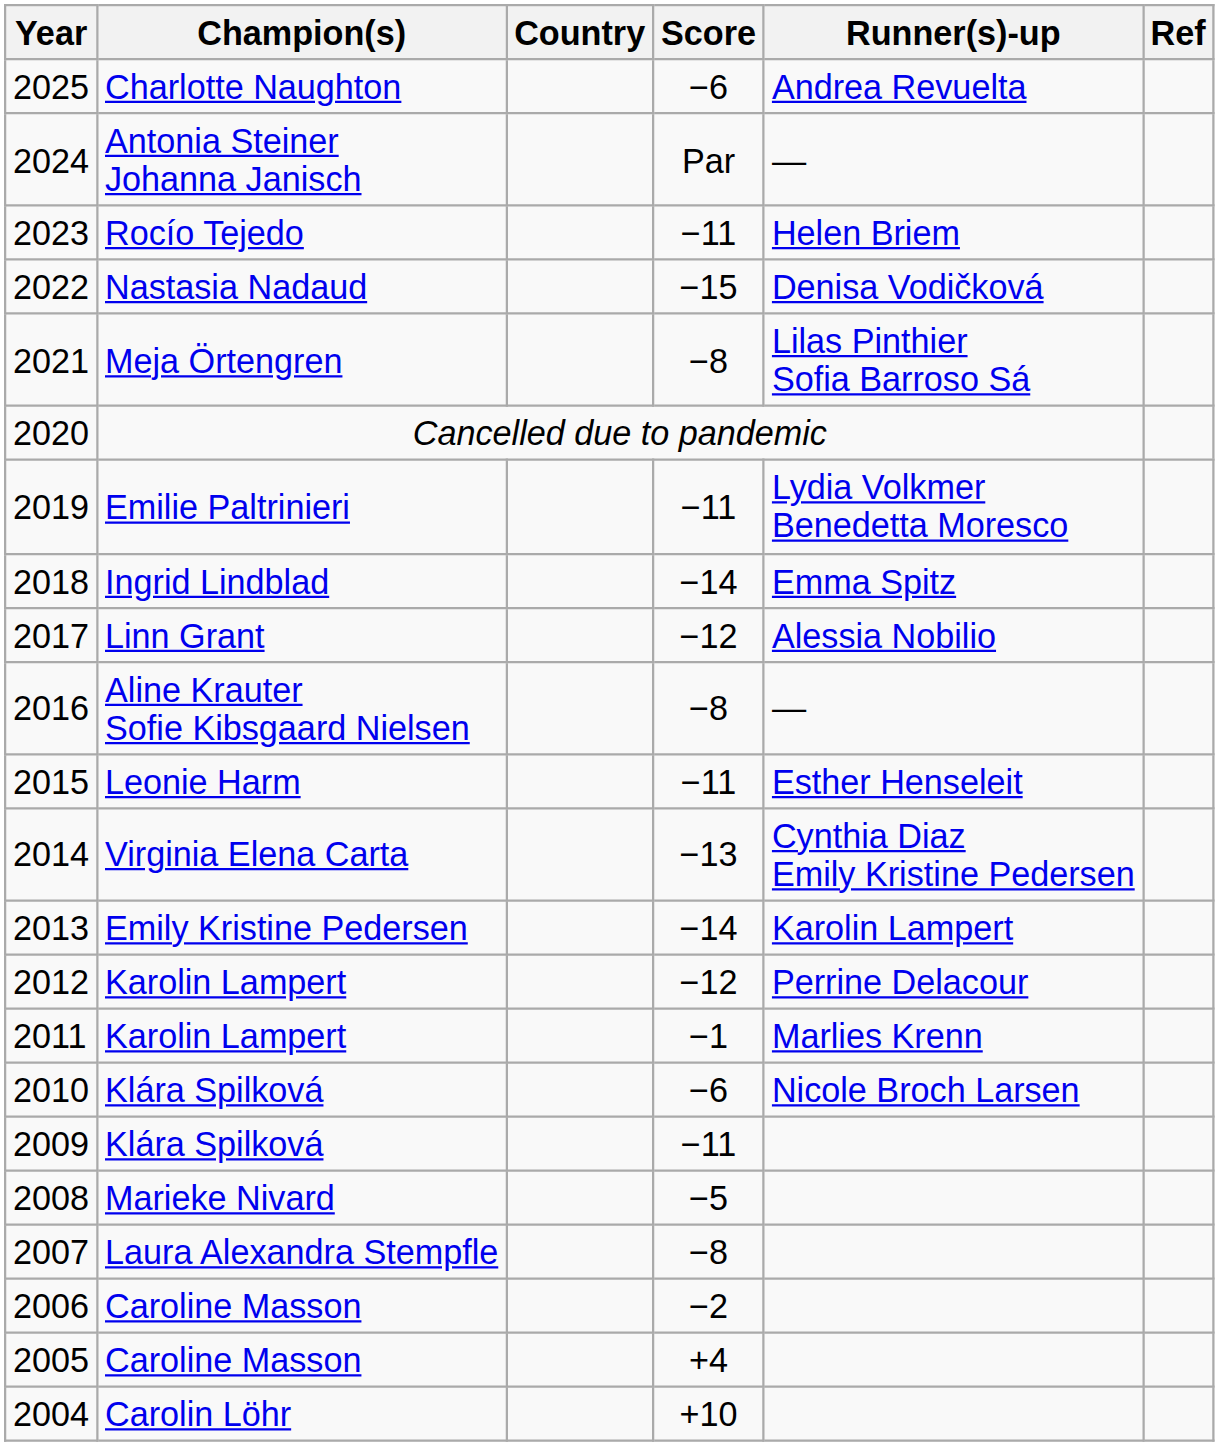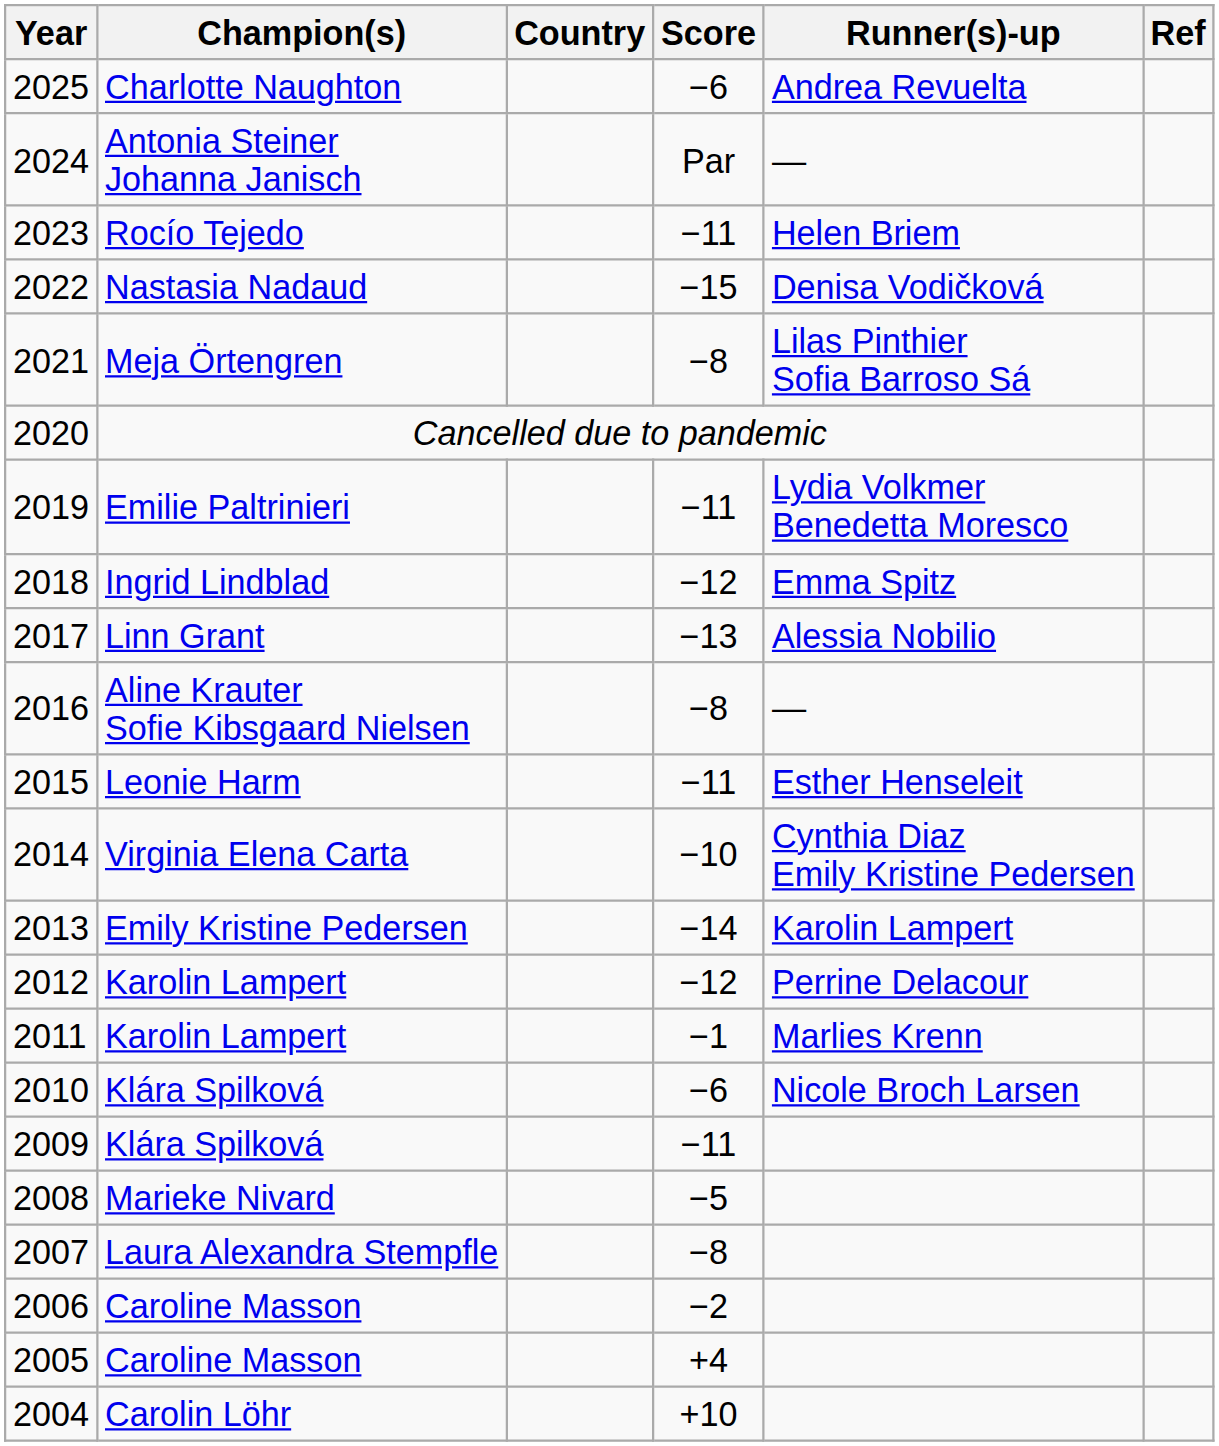(709, 580) −14 -> (709, 580) −12
(709, 634) −12 -> (709, 634) −13
(709, 854) −13 -> (709, 854) −10
